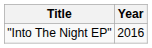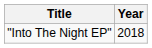(131, 33) 2016 -> (131, 33) 2018
